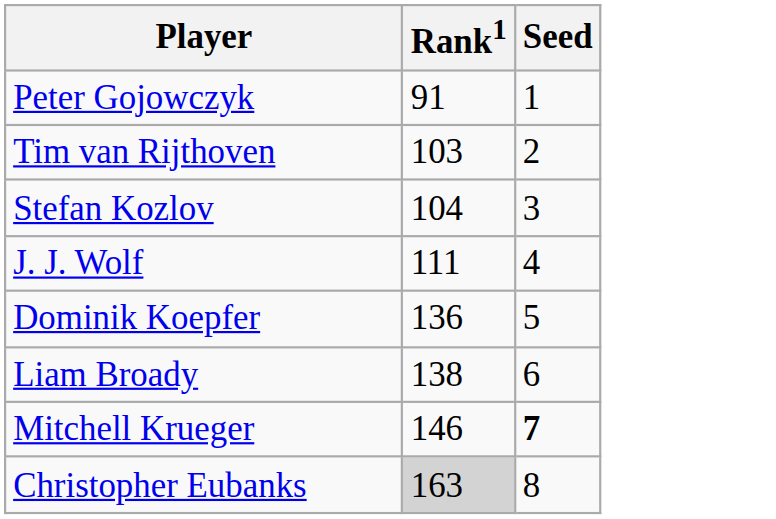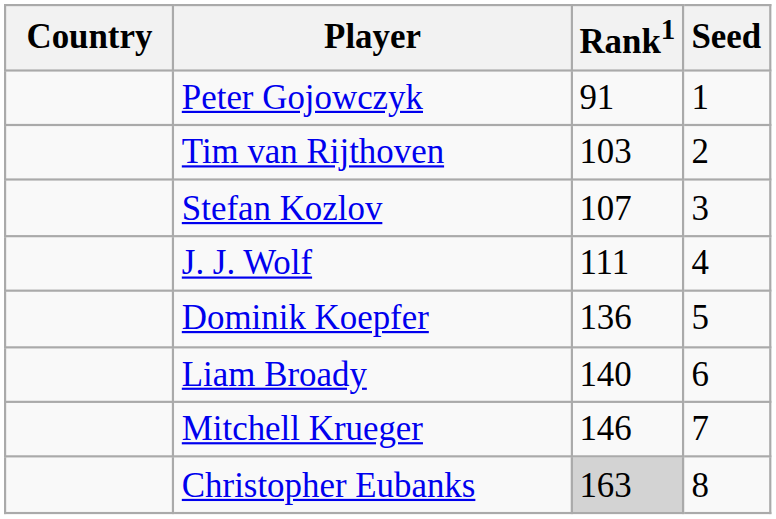+ column: (89, 36)
(437, 207) 104 -> (606, 207) 107
(437, 373) 138 -> (606, 373) 140
(531, 428) bold -> (700, 428) normal
